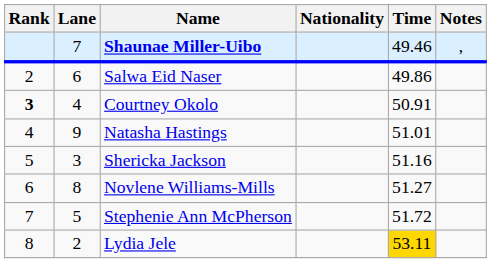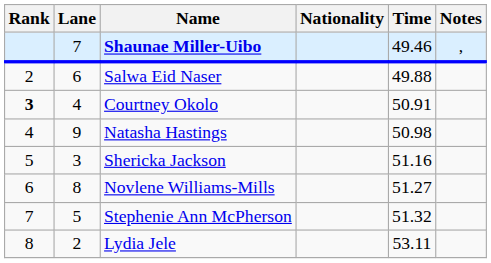(412, 76) 49.86 -> (412, 76) 49.88
(412, 132) 51.01 -> (412, 132) 50.98
(412, 216) 51.72 -> (412, 216) 51.32
(412, 243) gold background -> (412, 243) no background
